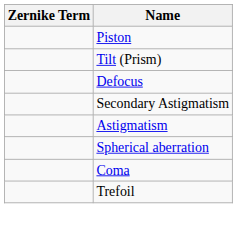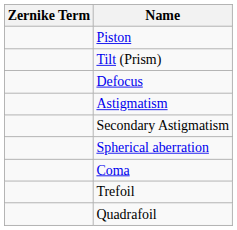rows swapped: (132, 125) <-> (163, 103)
+ row: (127, 214)
